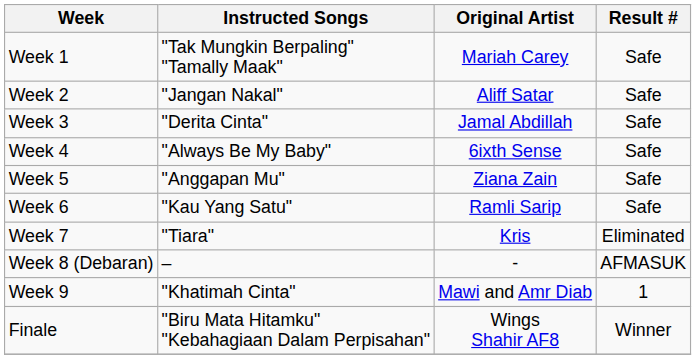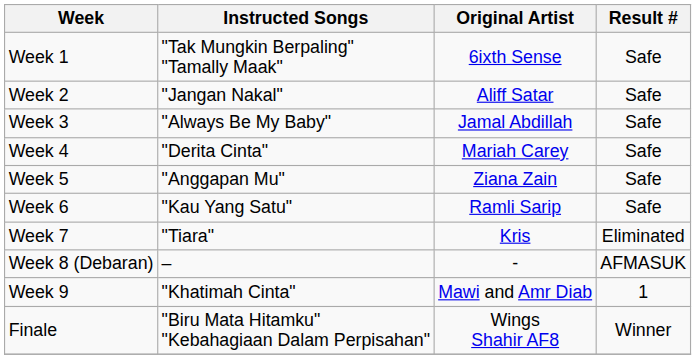(515, 56) Mariah Carey -> (515, 56) 6ixth Sense
(215, 123) "Derita Cinta" -> (246, 123) "Always Be My Baby"
(246, 151) "Always Be My Baby" -> (215, 151) "Derita Cinta"
(515, 151) 6ixth Sense -> (515, 151) Mariah Carey
